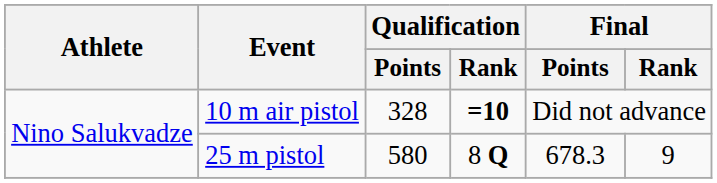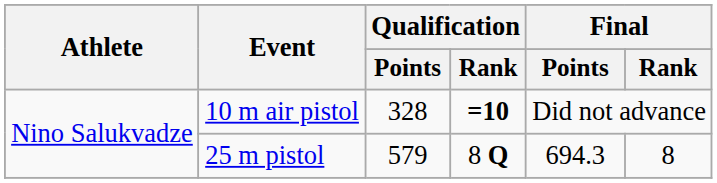(408, 155) 580 -> (408, 155) 579
(575, 155) 678.3 -> (575, 155) 694.3
(668, 155) 9 -> (668, 155) 8
